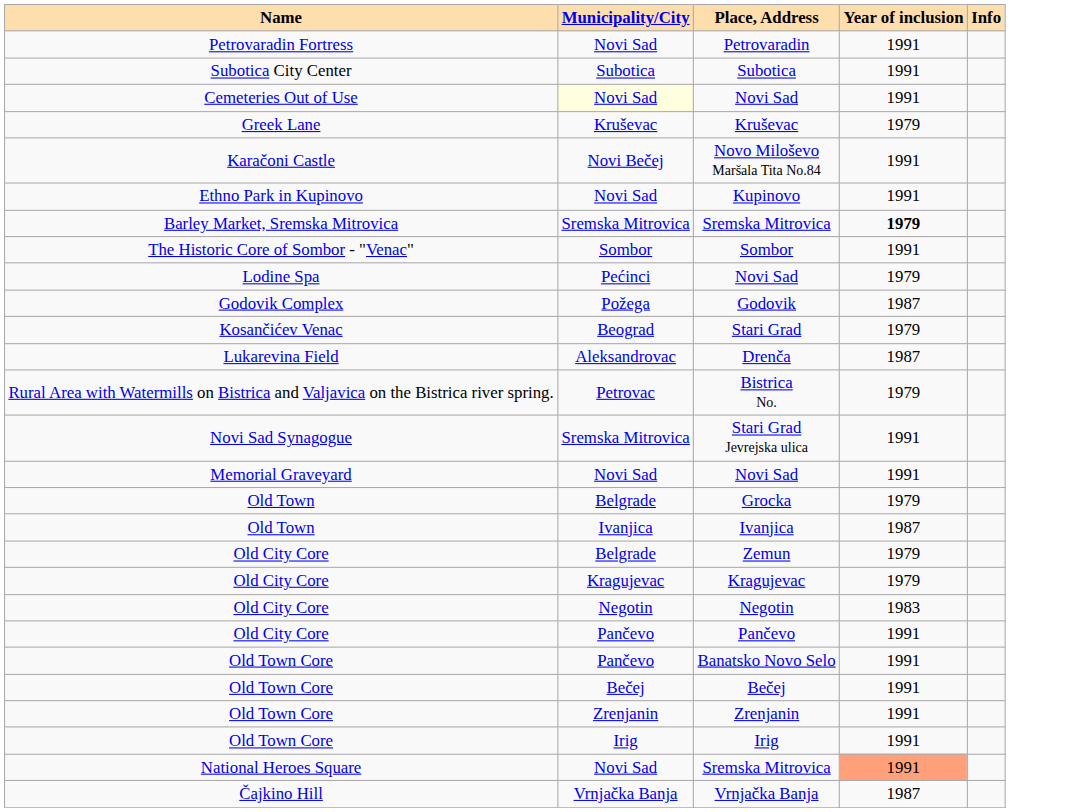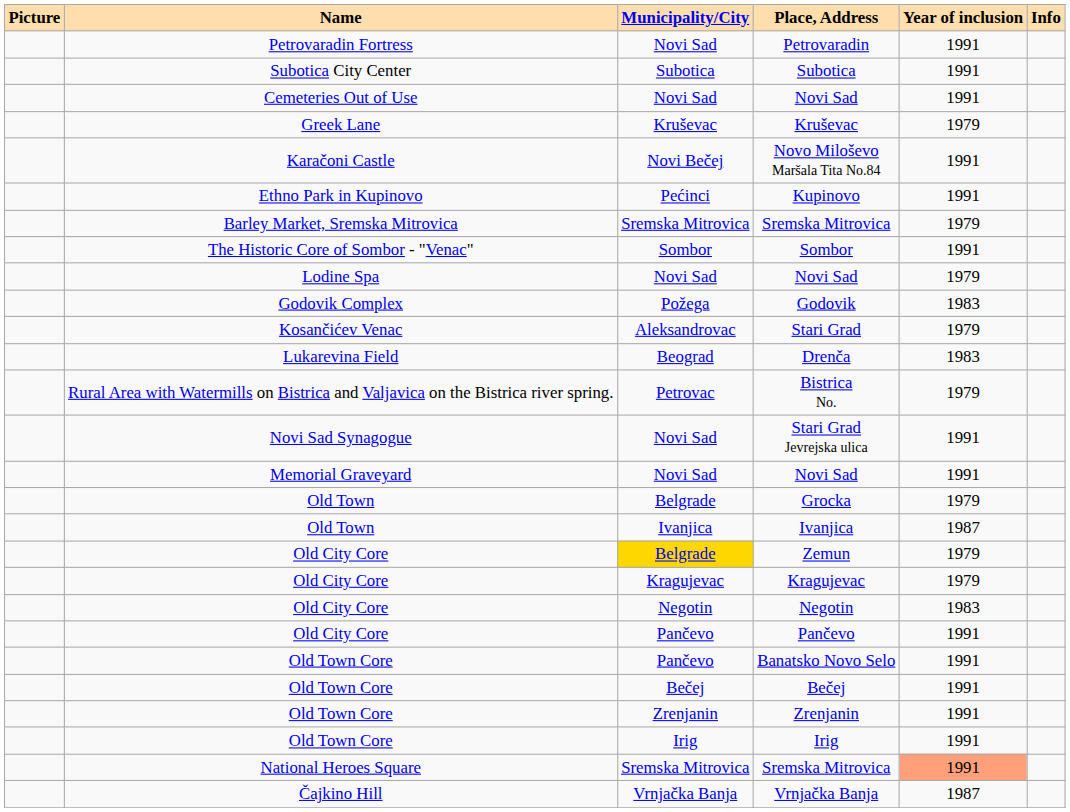+ column: (34, 17)
(626, 97) lightyellow background -> (685, 97) no background
(626, 196) Novi Sad -> (685, 196) Pećinci
(903, 223) bold -> (963, 223) normal
(626, 276) Pećinci -> (685, 276) Novi Sad
(903, 303) 1987 -> (963, 303) 1983
(626, 329) Beograd -> (685, 329) Aleksandrovac
(626, 356) Aleksandrovac -> (685, 356) Beograd
(903, 356) 1987 -> (963, 356) 1983
(626, 438) Sremska Mitrovica -> (685, 438) Novi Sad
(626, 554) no background -> (685, 554) gold background
(626, 767) Novi Sad -> (685, 767) Sremska Mitrovica
